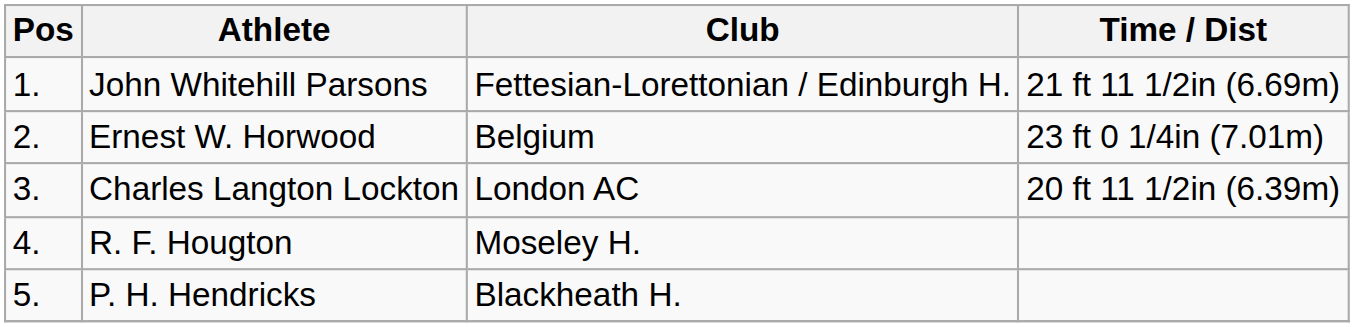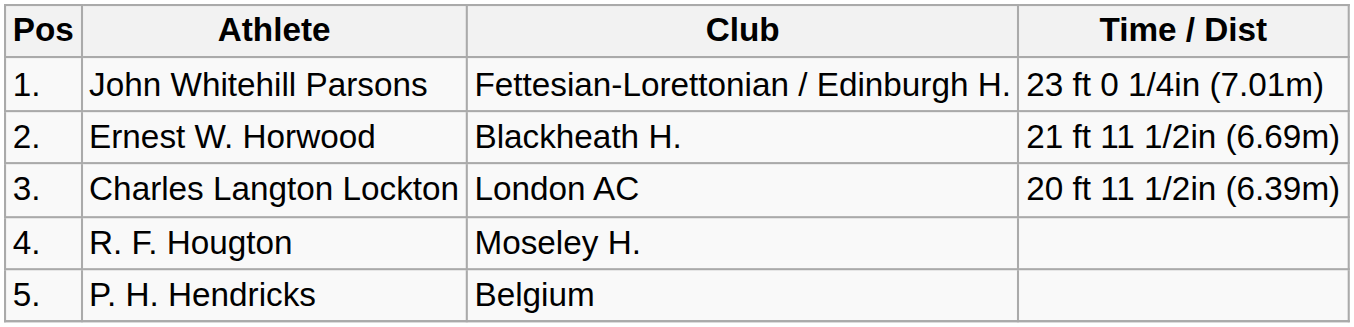(1183, 83) 21 ft 11 1/2in (6.69m) -> (1175, 83) 23 ft 0 1/4in (7.01m)
(535, 136) Belgium -> (578, 136) Blackheath H.
(1175, 136) 23 ft 0 1/4in (7.01m) -> (1183, 136) 21 ft 11 1/2in (6.69m)
(578, 294) Blackheath H. -> (535, 294) Belgium
